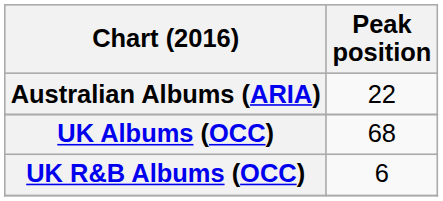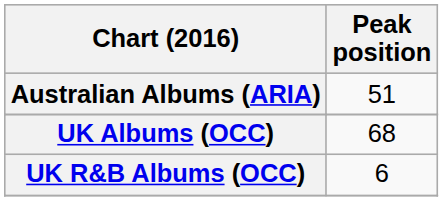(382, 93) 22 -> (382, 93) 51
